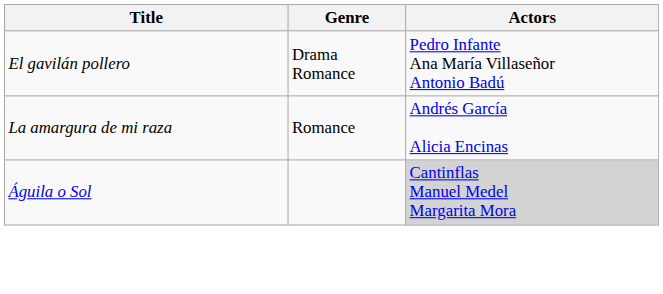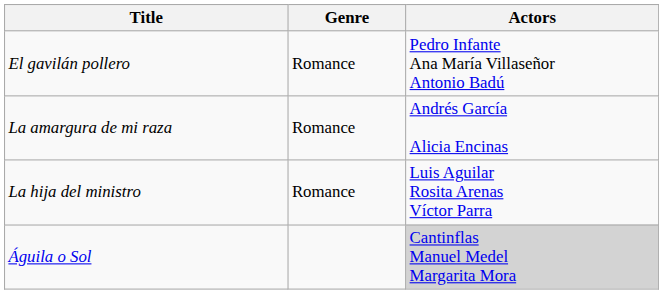(324, 63) Drama Romance -> (324, 63) Romance
+ row: (75, 192)
